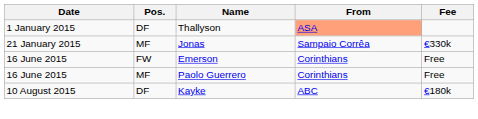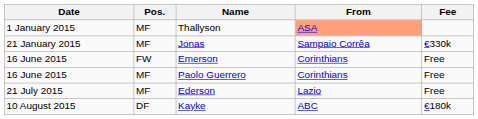(143, 28) DF -> (143, 28) MF
+ row: (197, 91)
